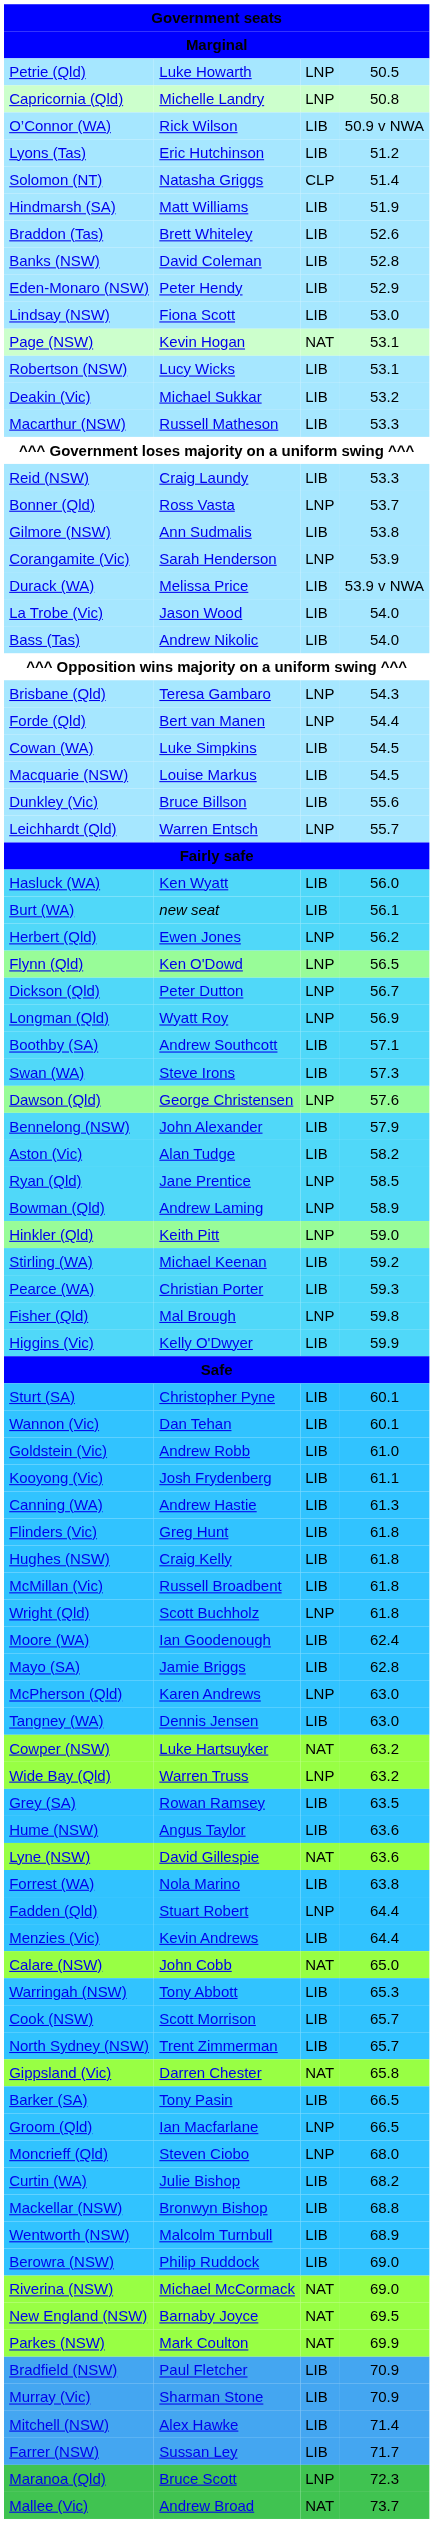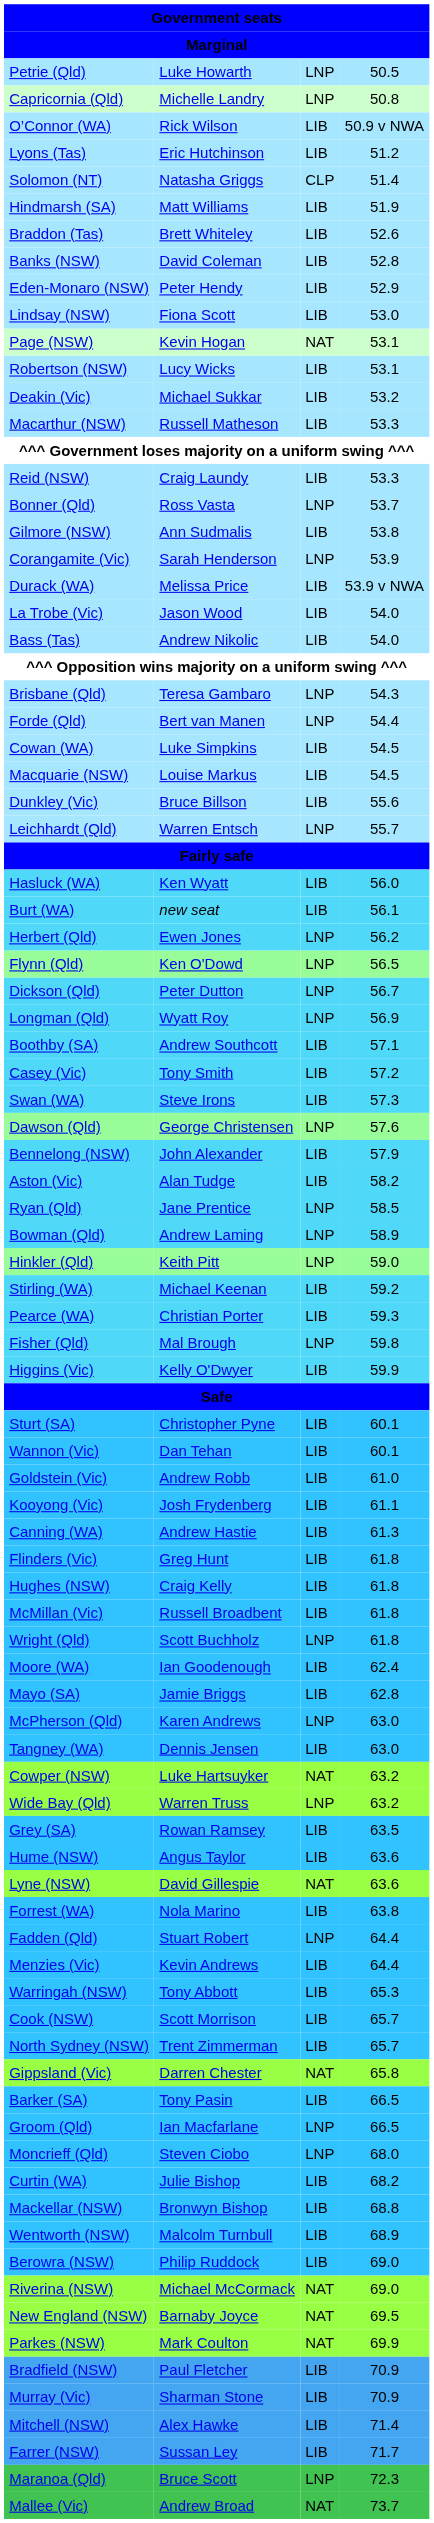+ row: (48, 1072)
- row: (56, 1964)
